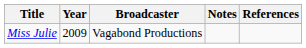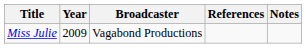columns swapped: (222, 14) <-> (271, 14)
